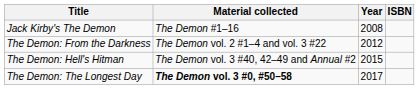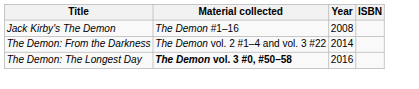(372, 44) 2012 -> (342, 44) 2014
- row: (65, 60)
(372, 76) 2017 -> (342, 60) 2016
